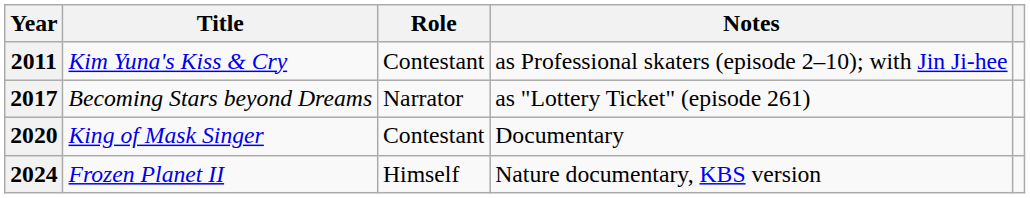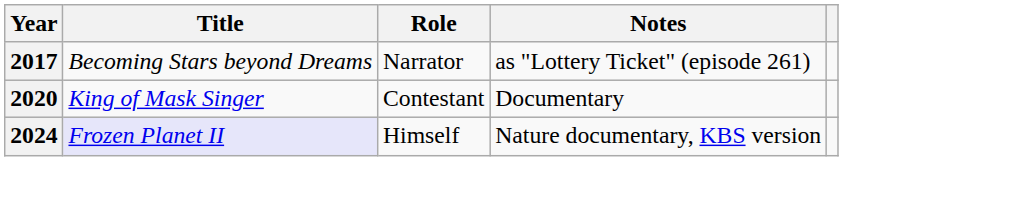- row: (34, 60)
(146, 173) no background -> (146, 135) lavender background
